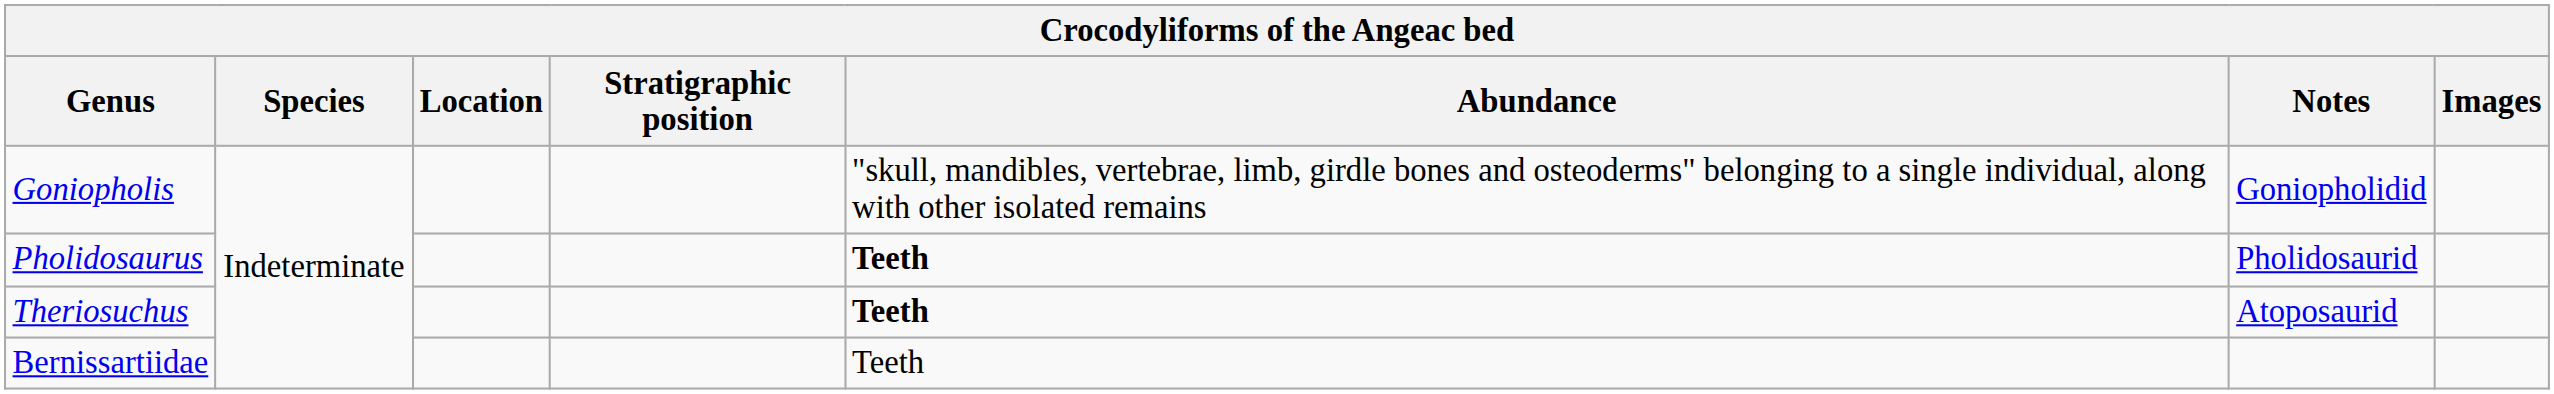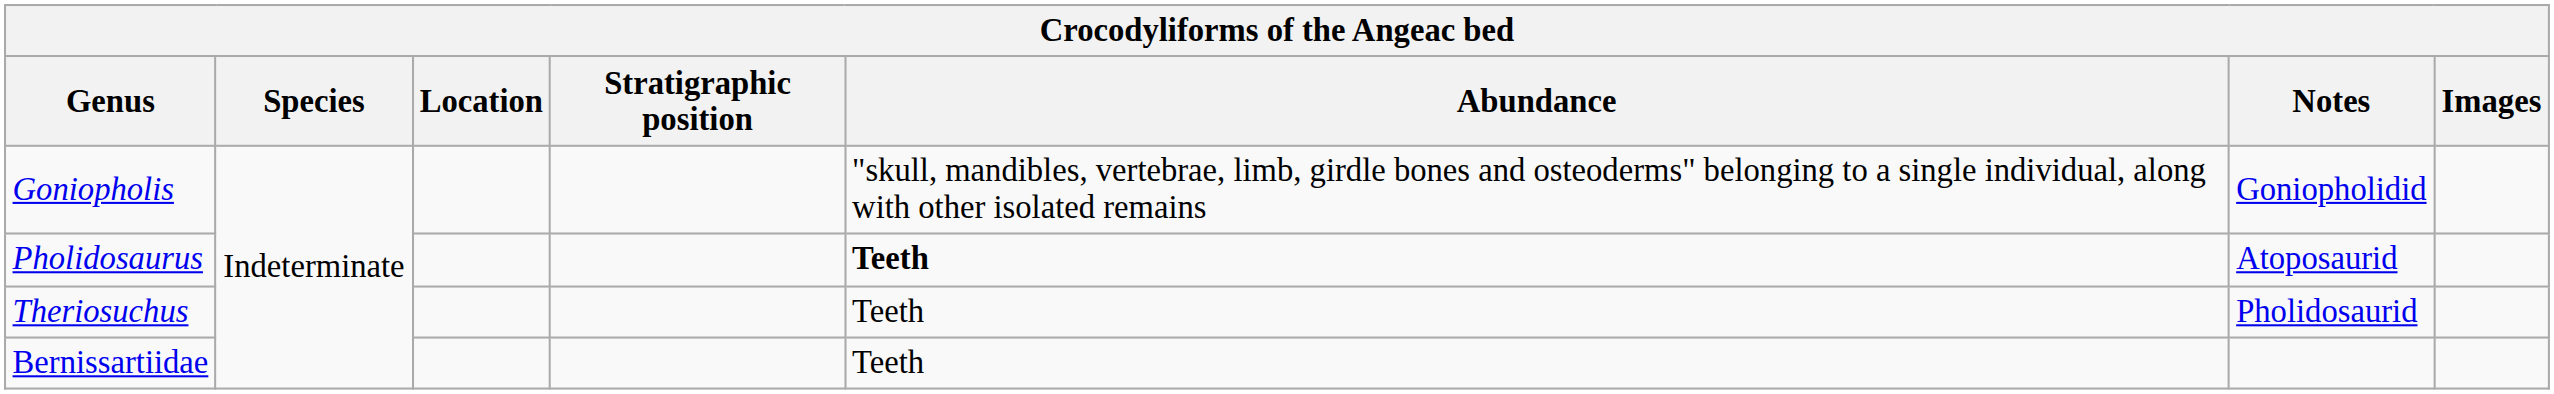(2327, 259) Pholidosaurid -> (2317, 259) Atoposaurid
(890, 310) bold -> (888, 310) normal
(2317, 310) Atoposaurid -> (2327, 310) Pholidosaurid
